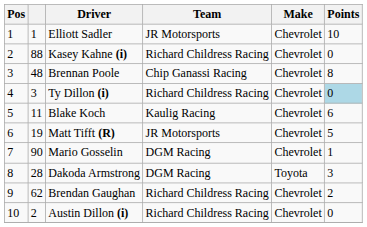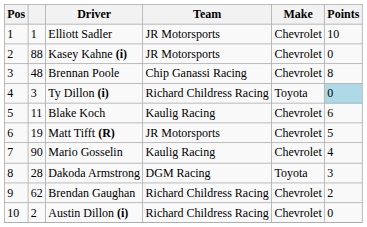(207, 54) Richard Childress Racing -> (183, 54) JR Motorsports
(298, 93) Chevrolet -> (291, 93) Toyota
(178, 153) DGM Racing -> (180, 153) Kaulig Racing
(330, 153) 1 -> (330, 153) 4
